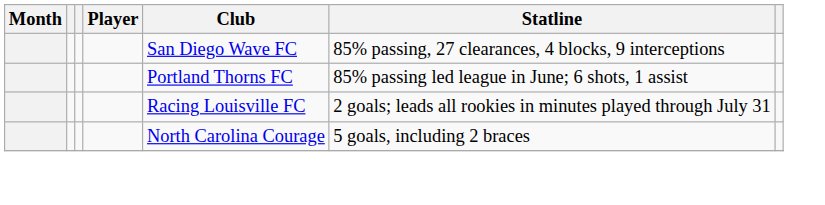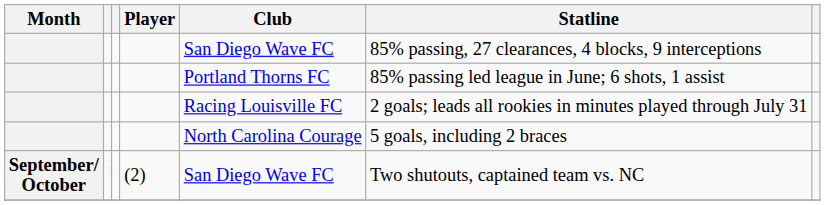+ row: (54, 175)
